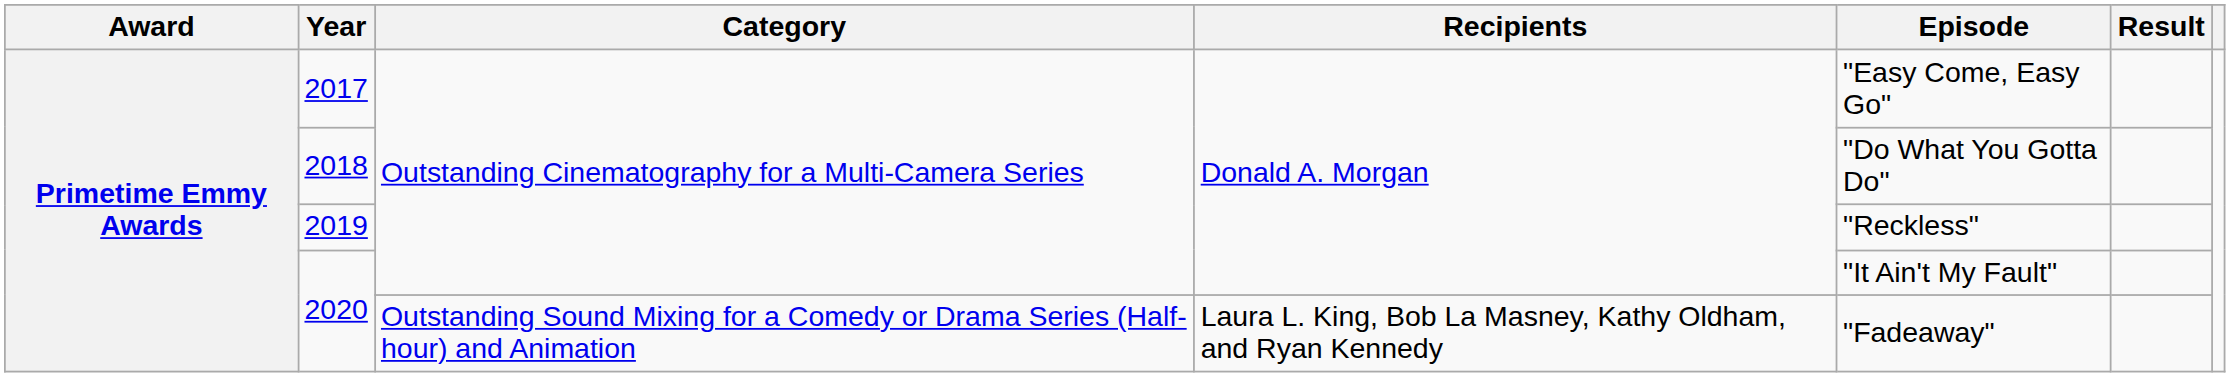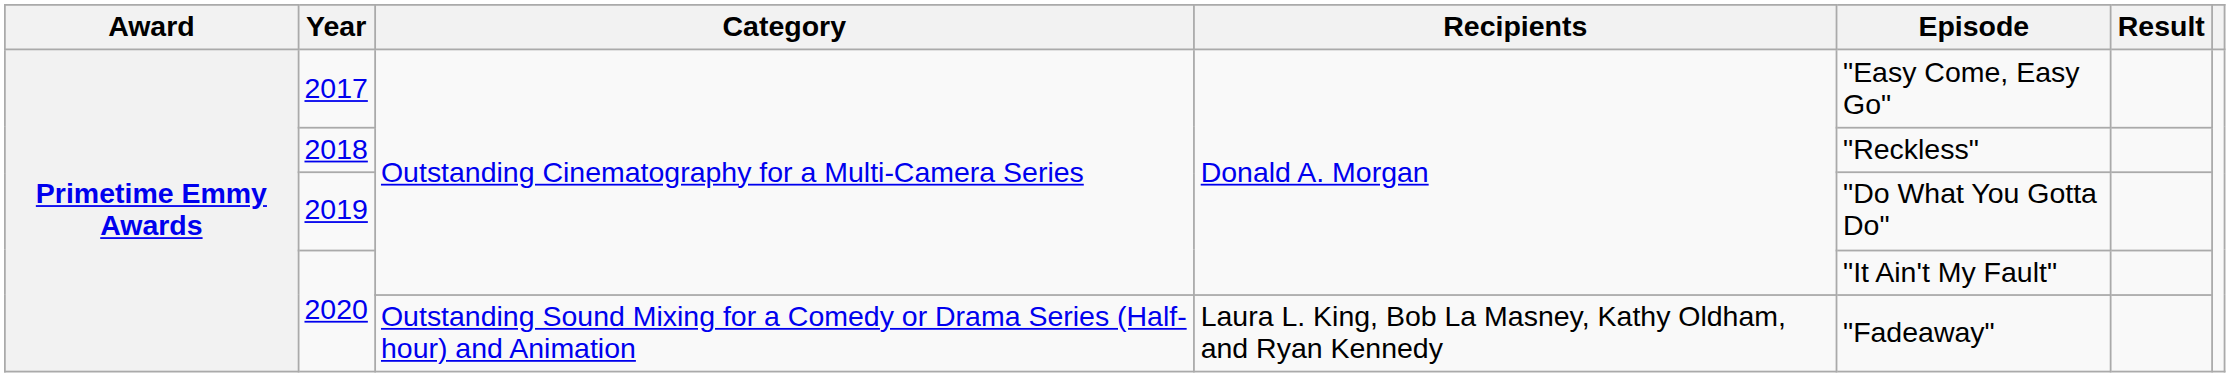(1970, 165) "Do What You Gotta Do" -> (1911, 149) "Reckless"
(1911, 226) "Reckless" -> (1970, 210) "Do What You Gotta Do"
